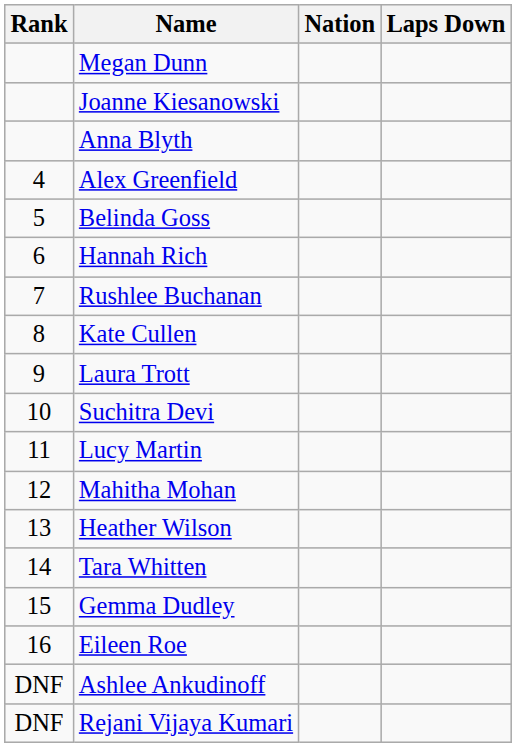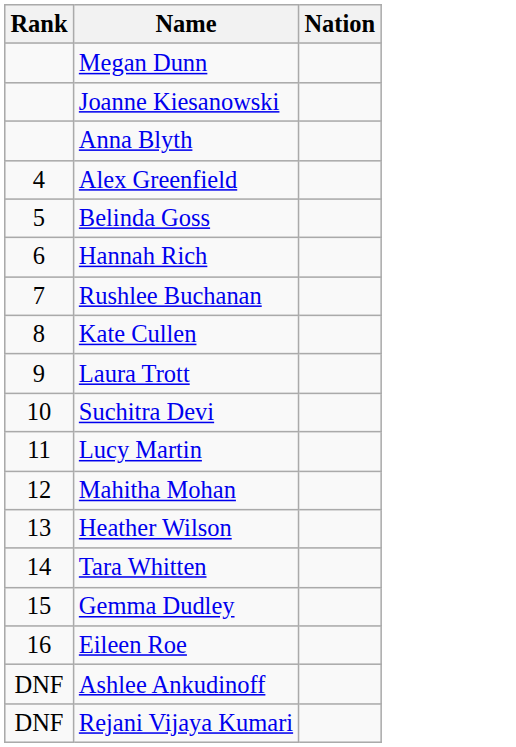- column: (446, 23)
